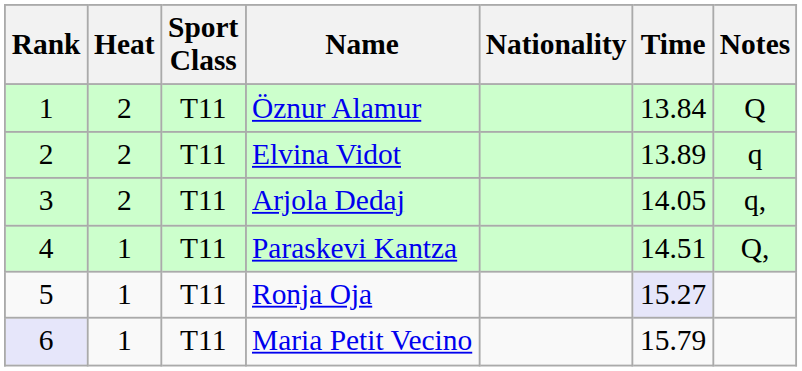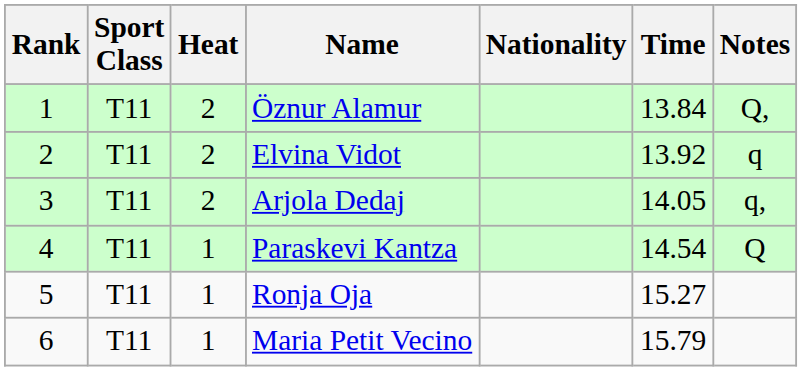columns swapped: (124, 44) <-> (203, 44)
(755, 107) Q -> (755, 107) Q,
(673, 154) 13.89 -> (673, 154) 13.92
(673, 247) 14.51 -> (673, 247) 14.54
(755, 247) Q, -> (755, 247) Q
(673, 294) lavender background -> (673, 294) no background
(46, 341) lavender background -> (46, 341) no background
